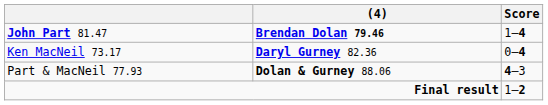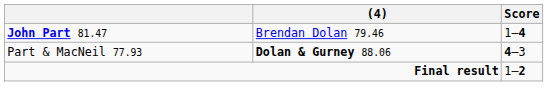(320, 33) bold -> (320, 33) normal
- row: (64, 52)
